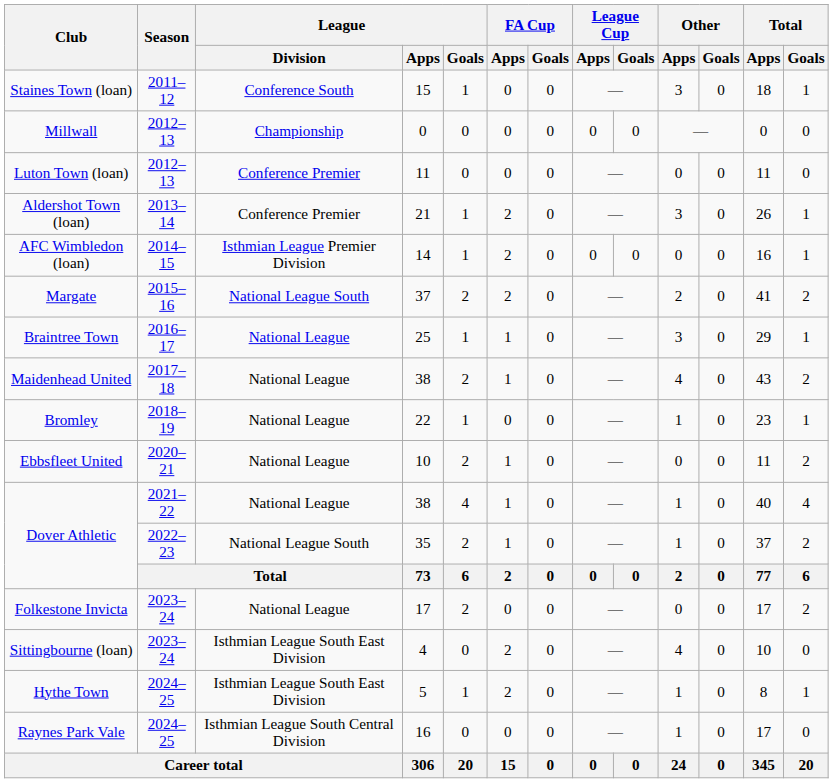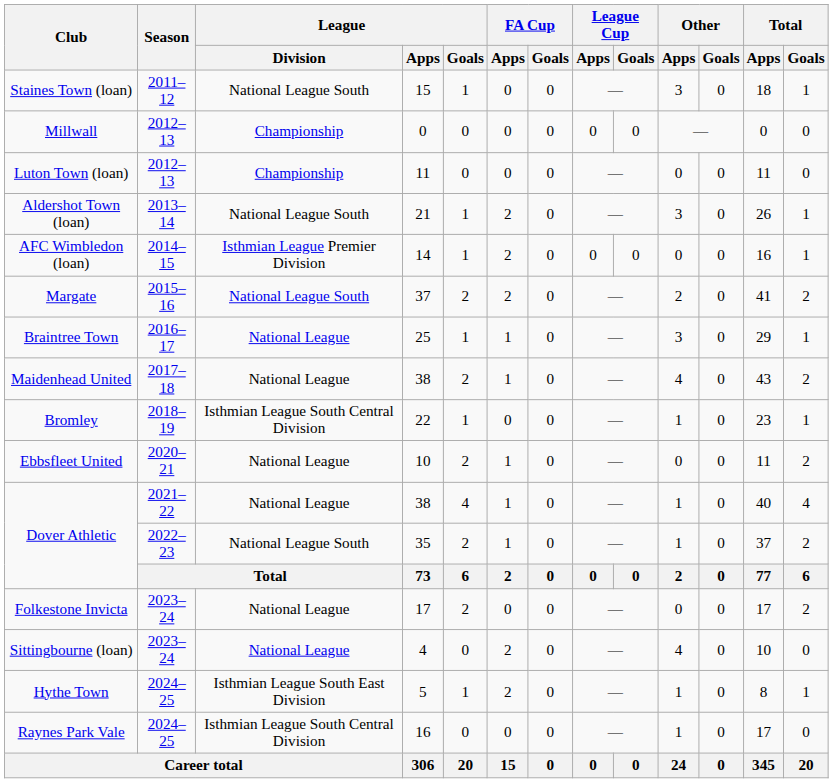(299, 90) Conference South -> (299, 90) National League South
(299, 172) Conference Premier -> (299, 172) Championship
(299, 214) Conference Premier -> (299, 214) National League South
(299, 420) National League -> (299, 420) Isthmian League South Central Division
(299, 650) Isthmian League South East Division -> (299, 650) National League
